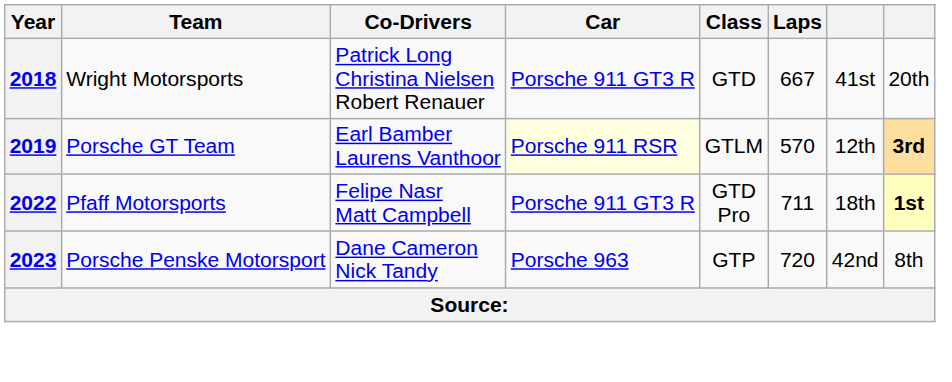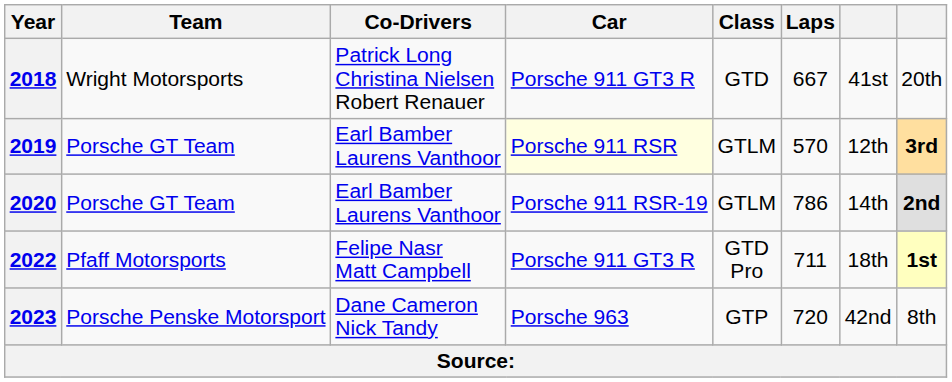+ row: (33, 203)
